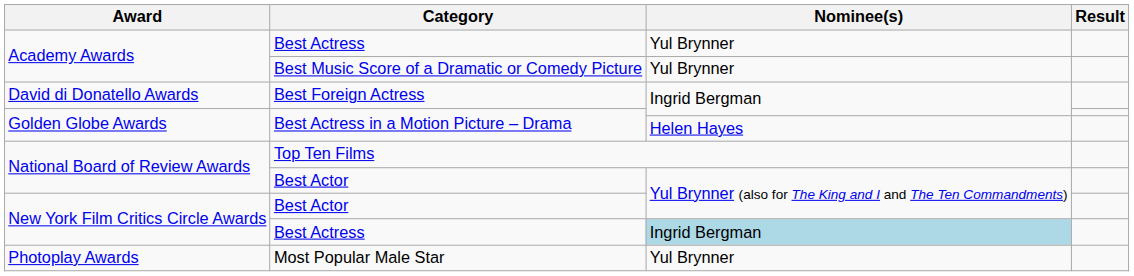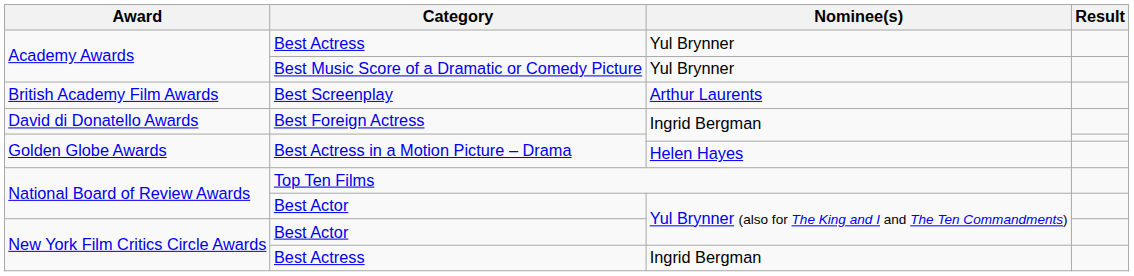+ row: (113, 95)
(705, 232) lightblue background -> (705, 257) no background
- row: (73, 257)
